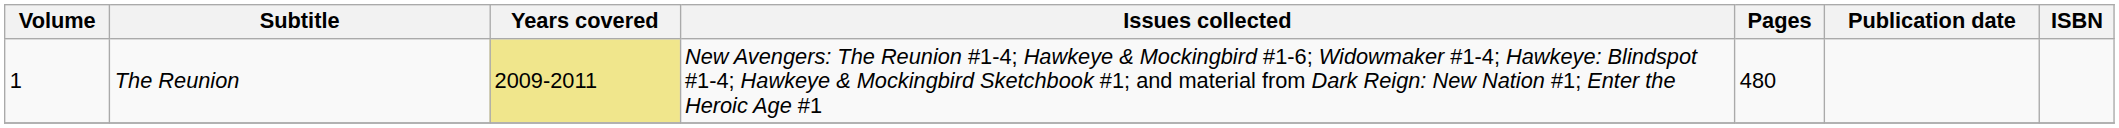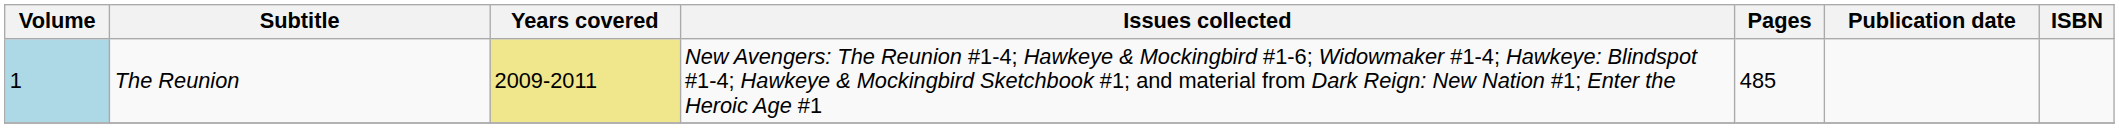(16, 80) no background -> (16, 80) lightblue background
(1758, 80) 480 -> (1758, 80) 485
